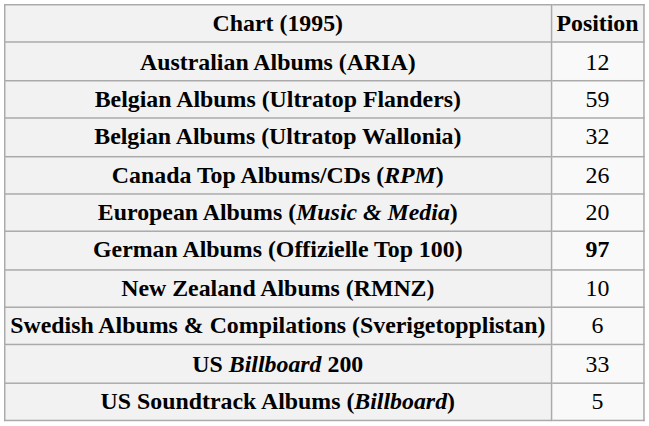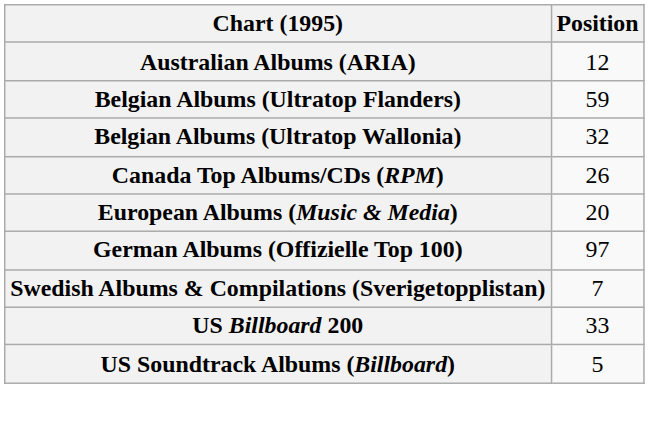(597, 250) bold -> (597, 250) normal
- row: (278, 288)
(597, 325) 6 -> (597, 288) 7
